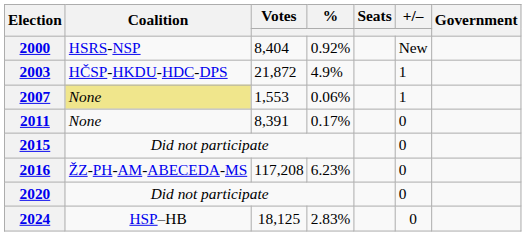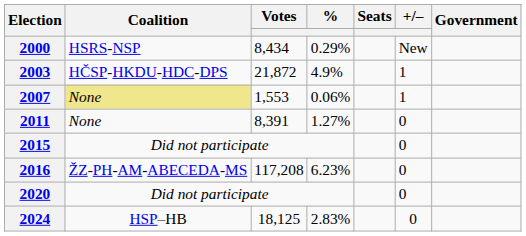(272, 48) 8,404 -> (272, 48) 8,434
(331, 48) 0.92% -> (331, 48) 0.29%
(331, 121) 0.17% -> (331, 121) 1.27%
